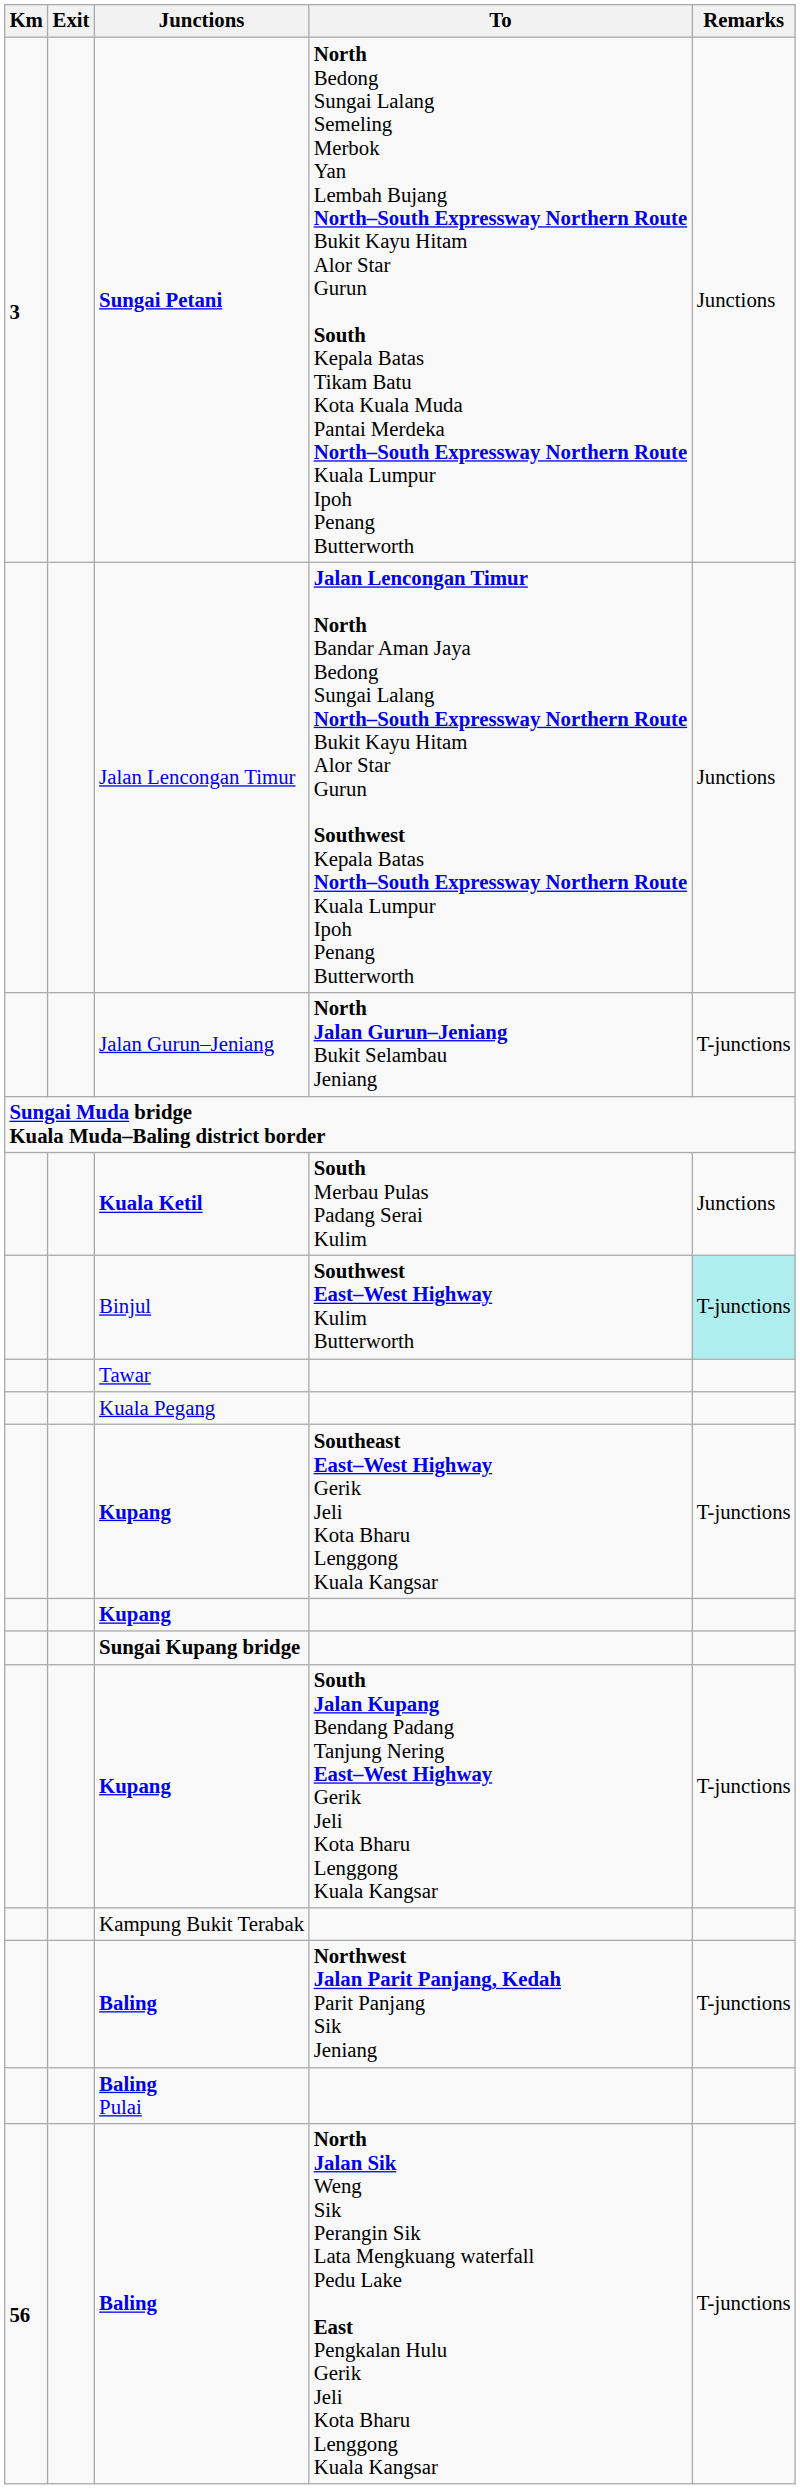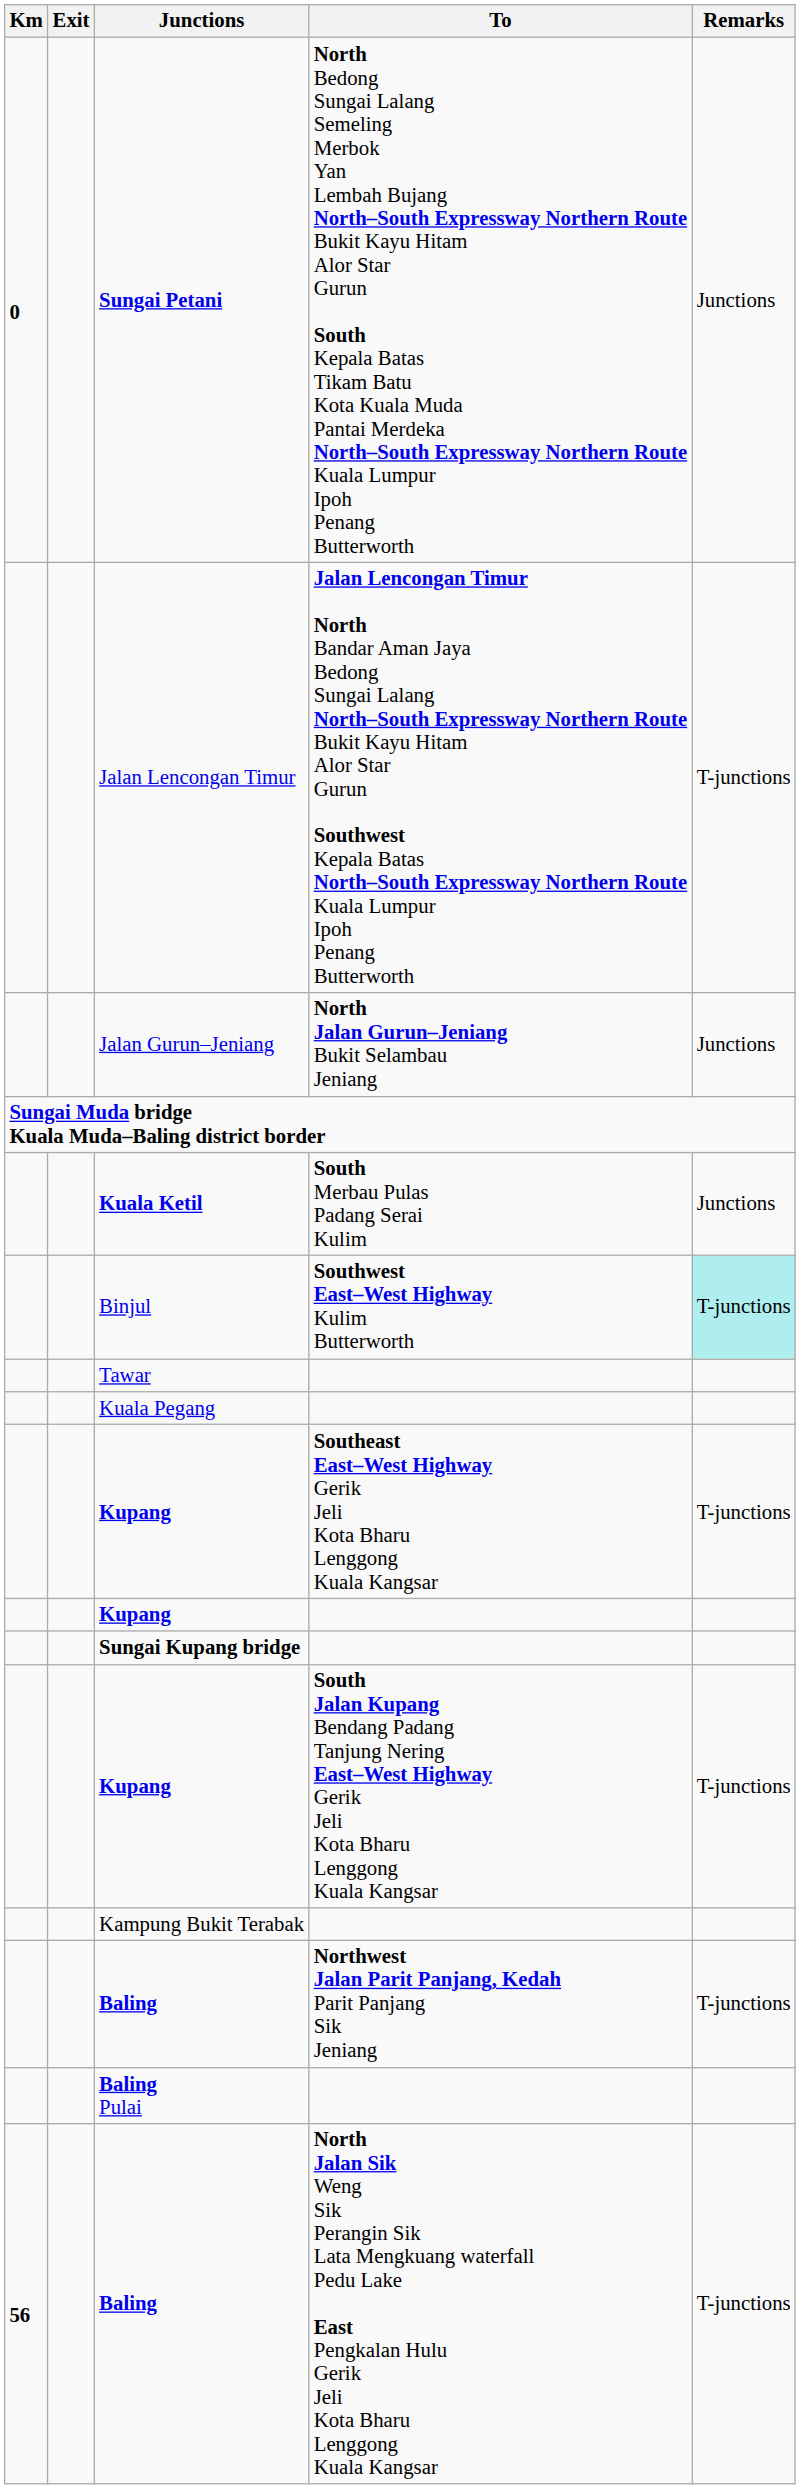(15, 311) 3 -> (15, 311) 0
(736, 777) Junctions -> (744, 777) T-junctions
(744, 1044) T-junctions -> (736, 1044) Junctions
